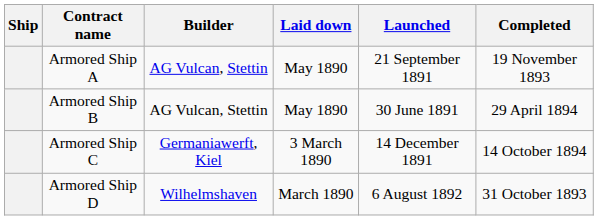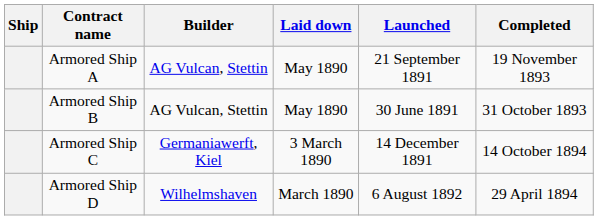(534, 109) 29 April 1894 -> (534, 109) 31 October 1893
(534, 193) 31 October 1893 -> (534, 193) 29 April 1894
